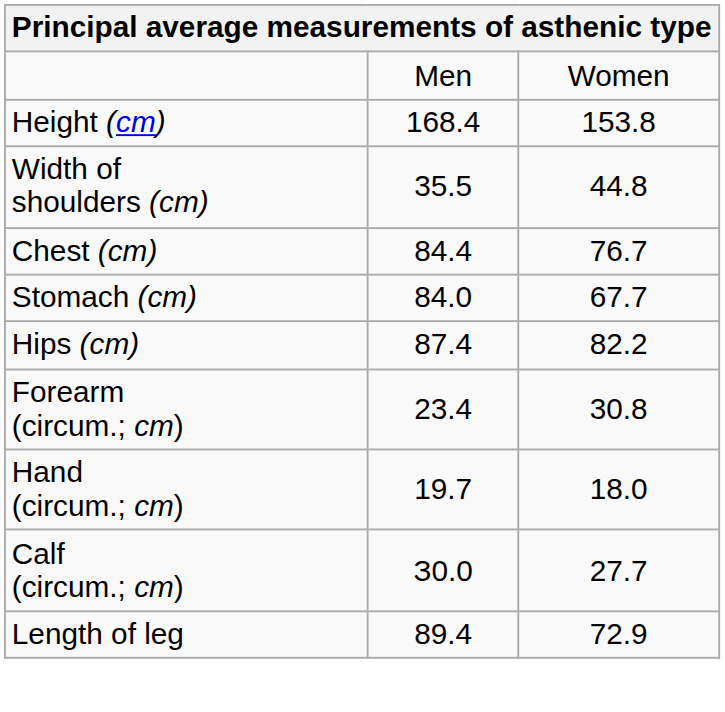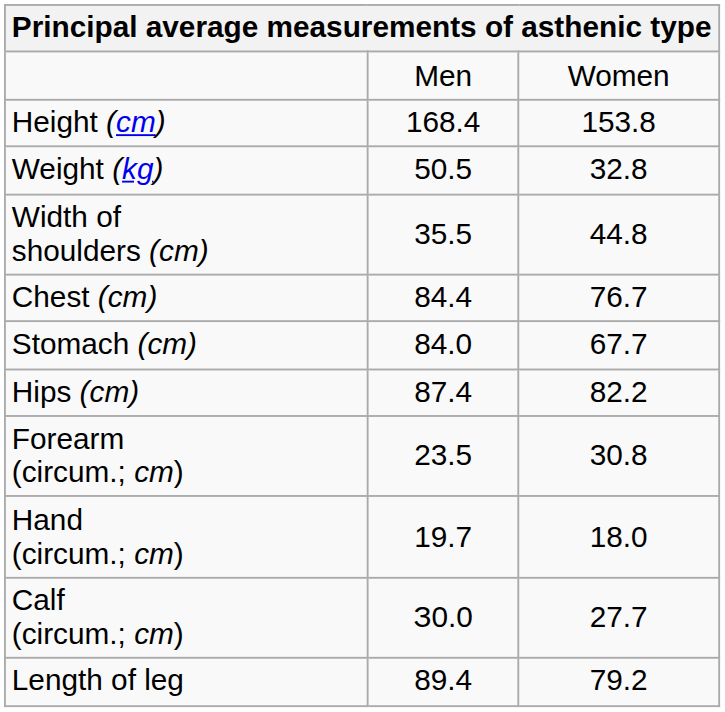+ row: (88, 169)
(443, 408) 23.4 -> (443, 455) 23.5
(619, 633) 72.9 -> (619, 681) 79.2
